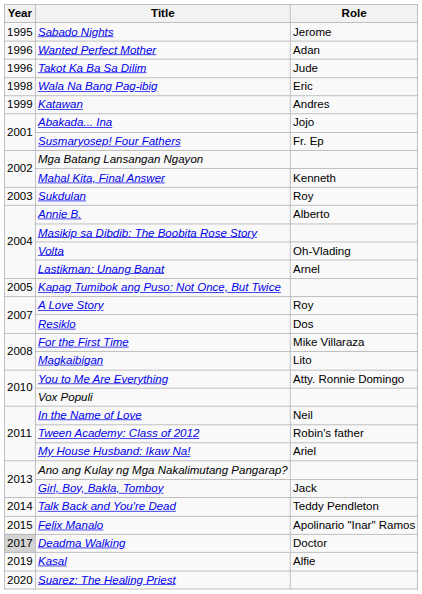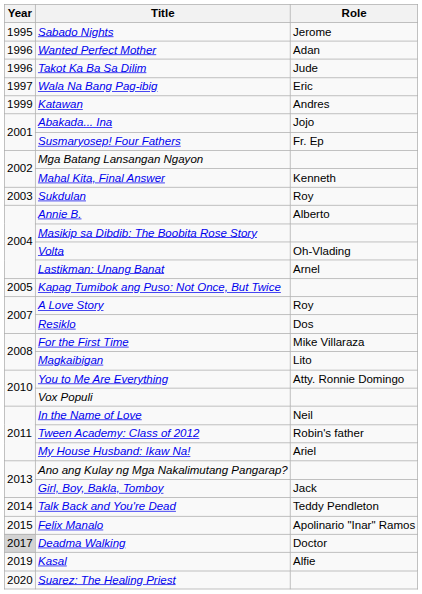(20, 86) 1998 -> (20, 86) 1997
